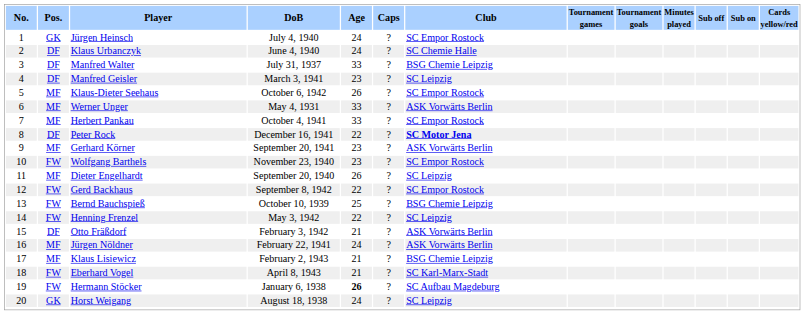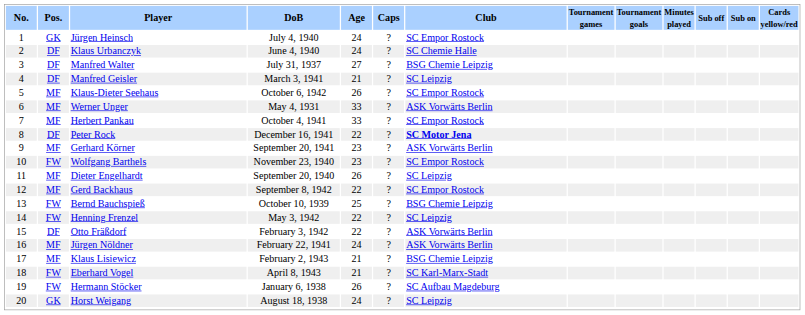(357, 65) 33 -> (357, 65) 27
(357, 79) 23 -> (357, 79) 21
(53, 190) FW -> (53, 190) MF
(357, 231) 21 -> (357, 231) 22
(357, 287) bold -> (357, 287) normal
